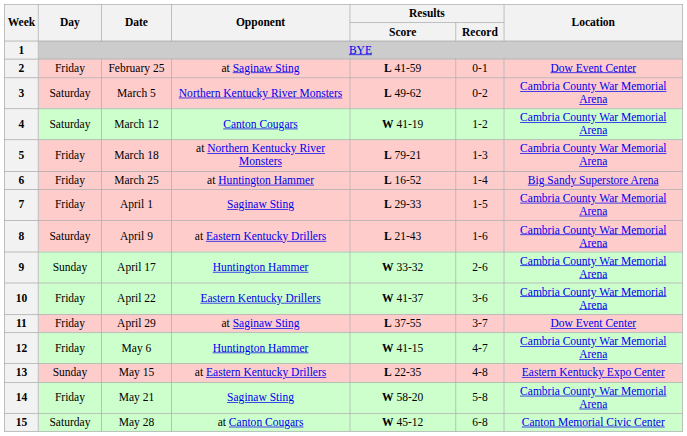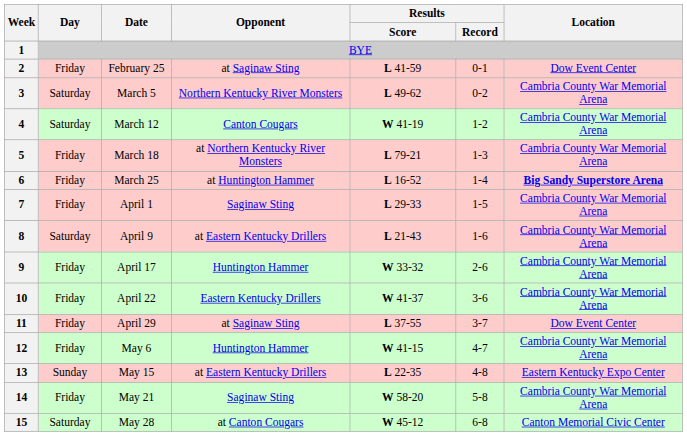(593, 180) normal -> (593, 180) bold
(70, 267) Sunday -> (70, 267) Friday
